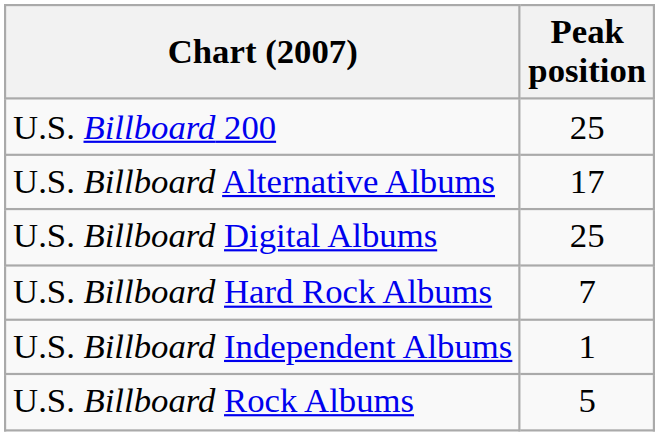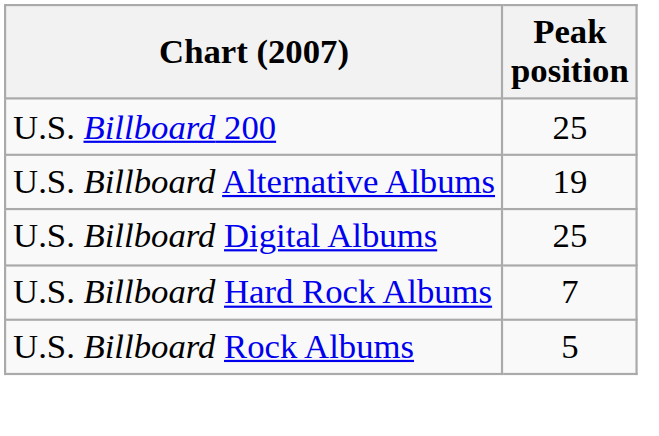(587, 181) 17 -> (570, 181) 19
- row: (263, 346)
